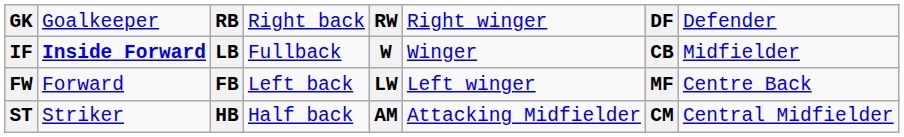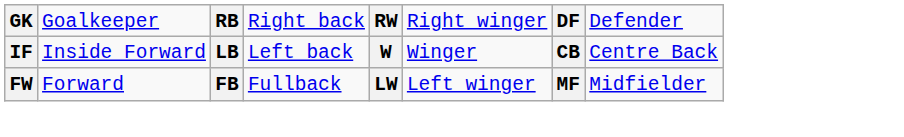(124, 52) bold -> (124, 52) normal
(295, 52) Fullback -> (301, 52) Left back
(741, 52) Midfielder -> (654, 52) Centre Back
(301, 84) Left back -> (295, 84) Fullback
(747, 84) Centre Back -> (648, 84) Midfielder
- row: (21, 116)
